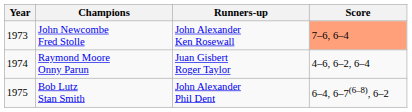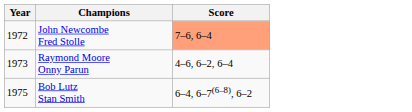- column: (241, 12)
(17, 35) 1973 -> (17, 35) 1972
(17, 64) 1974 -> (17, 64) 1973
